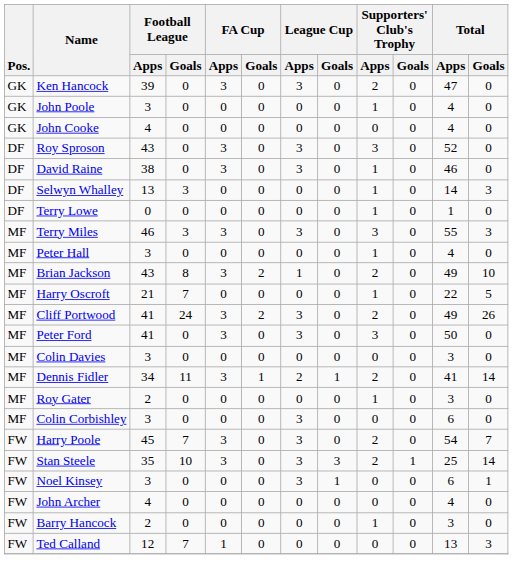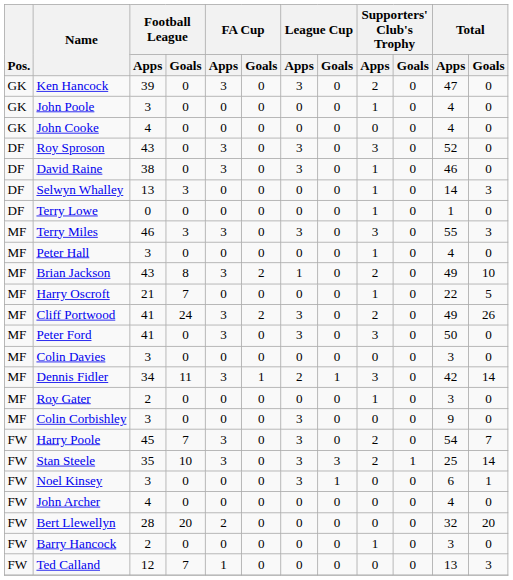(375, 377) 2 -> (375, 377) 3
(451, 377) 41 -> (451, 377) 42
(451, 418) 6 -> (451, 418) 9
+ row: (76, 522)
